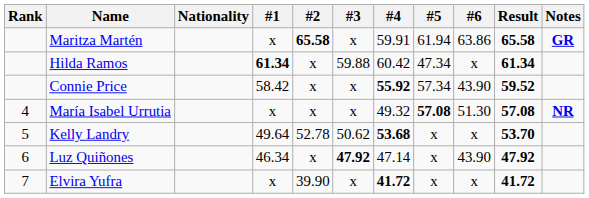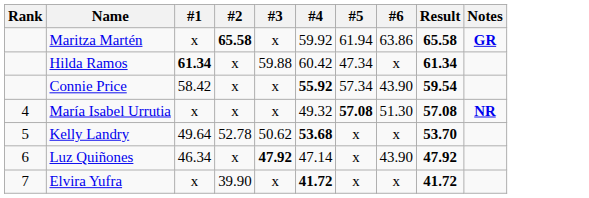- column: (213, 16)
(394, 39) 59.91 -> (316, 39) 59.92
(518, 87) 59.52 -> (440, 87) 59.54
